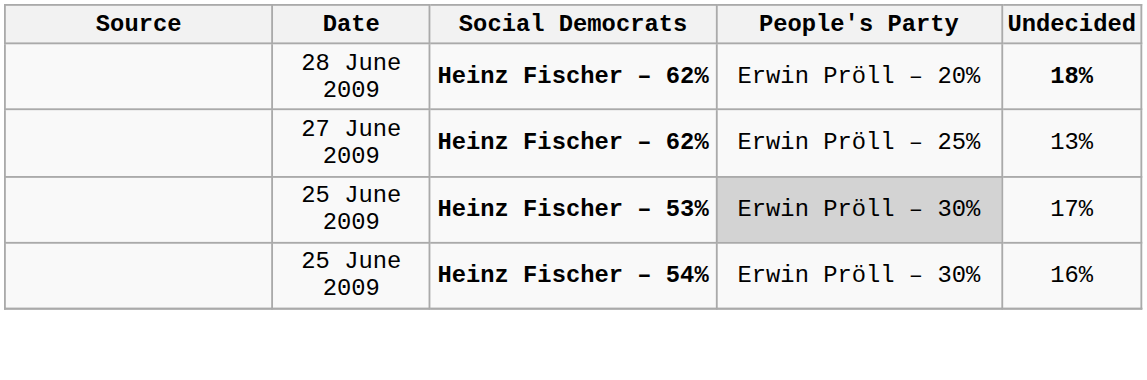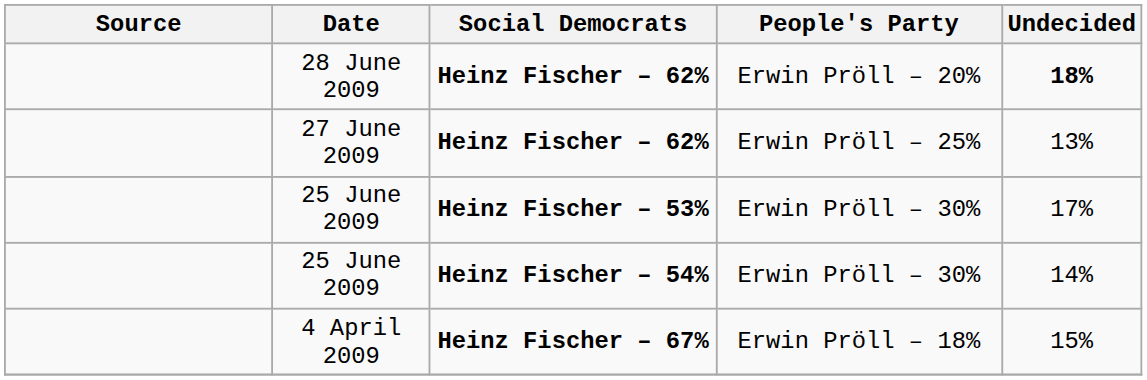(859, 209) lightgrey background -> (859, 209) no background
(1072, 275) 16% -> (1072, 275) 14%
+ row: (351, 342)
